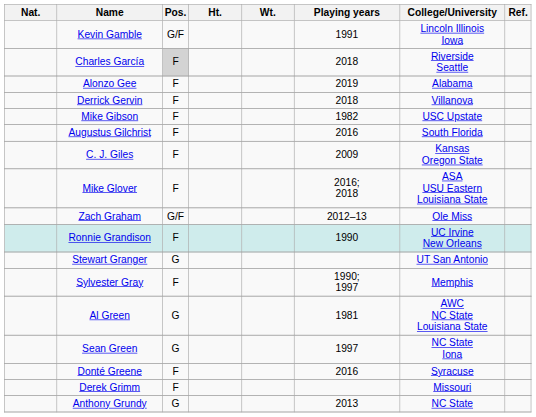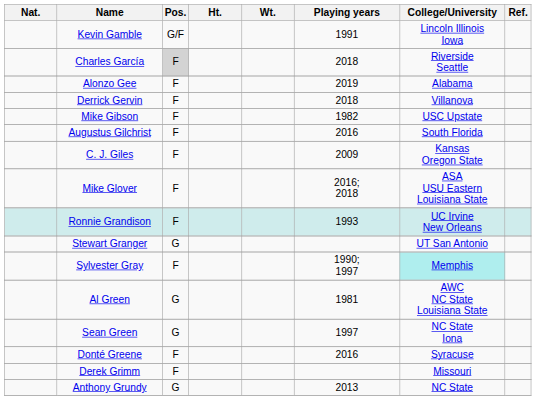- row: (110, 216)
(347, 238) 1990 -> (347, 222) 1993
(452, 282) no background -> (452, 266) paleturquoise background
